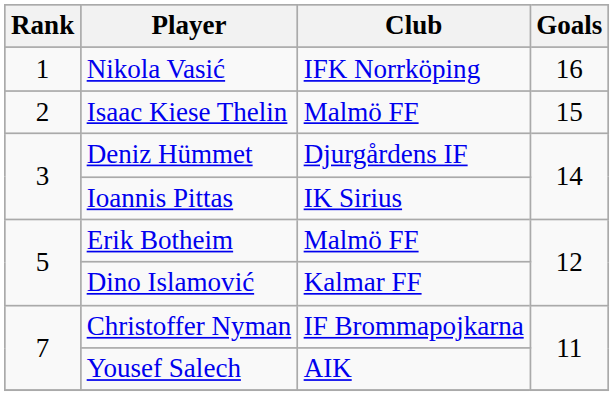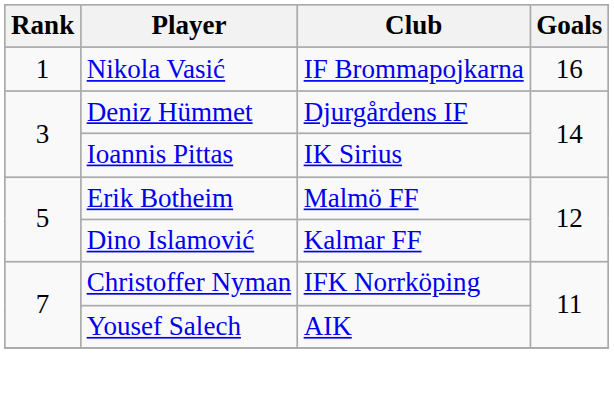(392, 68) IFK Norrköping -> (414, 68) IF Brommapojkarna
- row: (187, 111)
(414, 326) IF Brommapojkarna -> (392, 283) IFK Norrköping
